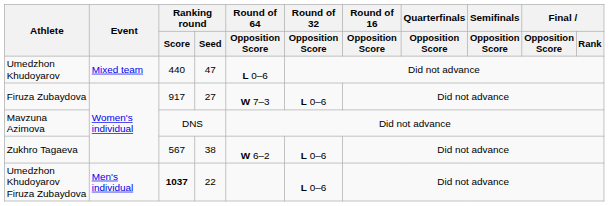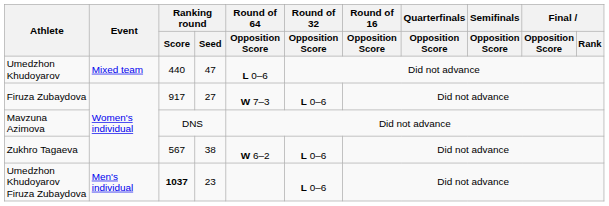(210, 182) 22 -> (210, 182) 23
